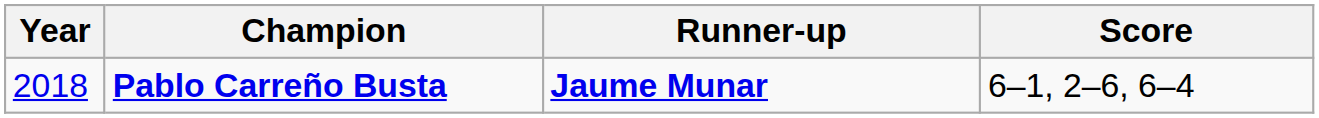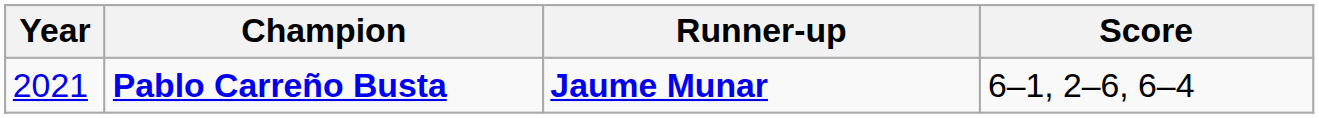(50, 84) 2018 -> (50, 84) 2021
